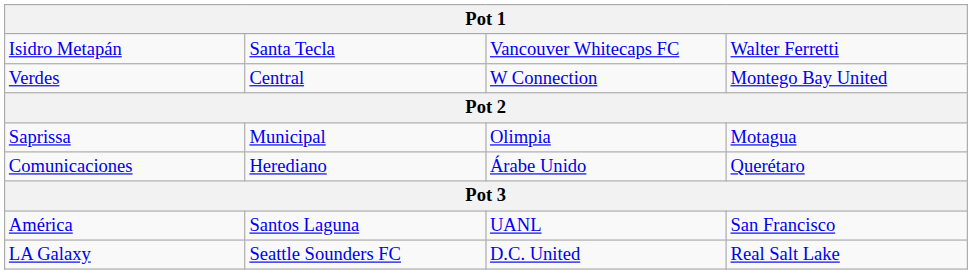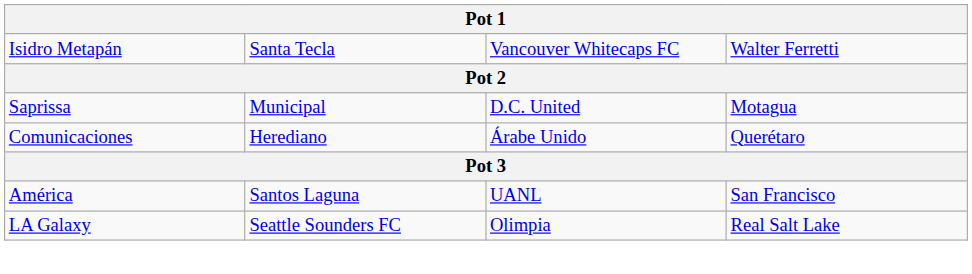- row: (34, 78)
(520, 136) Olimpia -> (535, 107) D.C. United
(535, 254) D.C. United -> (520, 225) Olimpia
